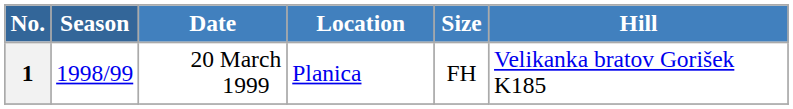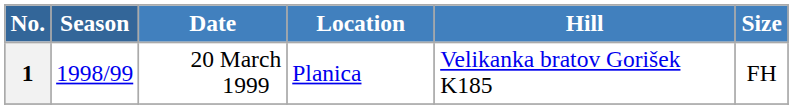columns swapped: (639, 23) <-> (462, 23)
